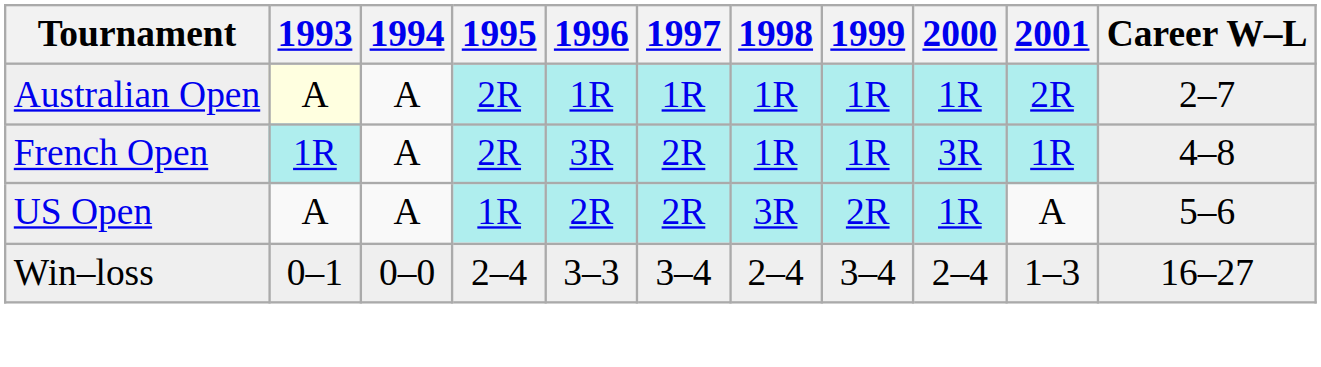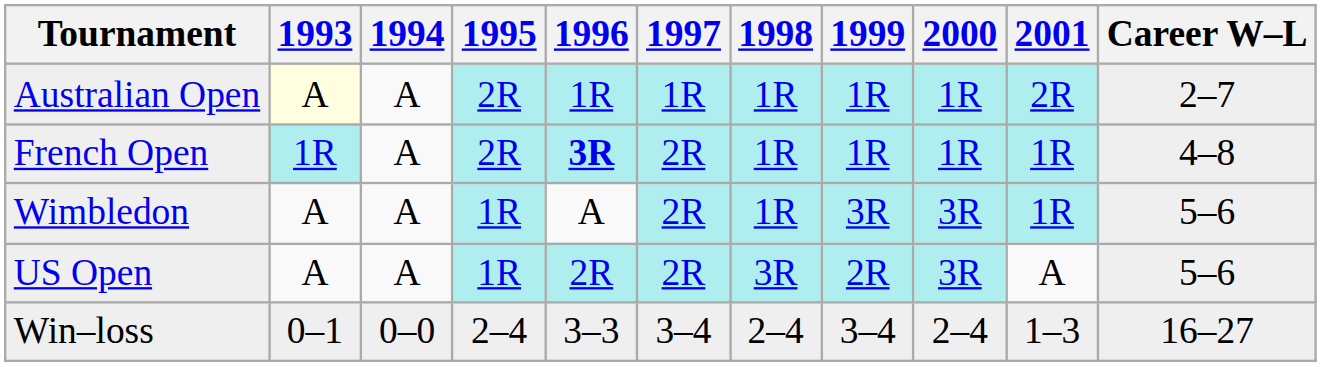(591, 152) normal -> (591, 152) bold
(960, 152) 3R -> (960, 152) 1R
+ row: (101, 212)
(960, 212) 1R -> (960, 271) 3R
